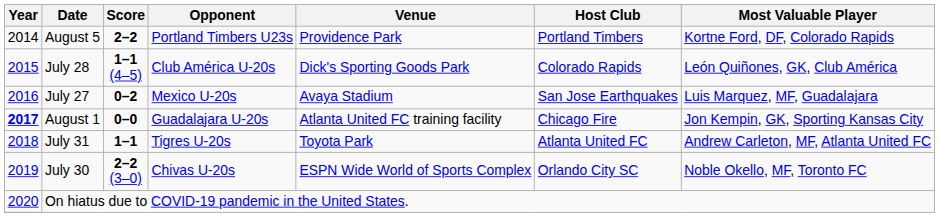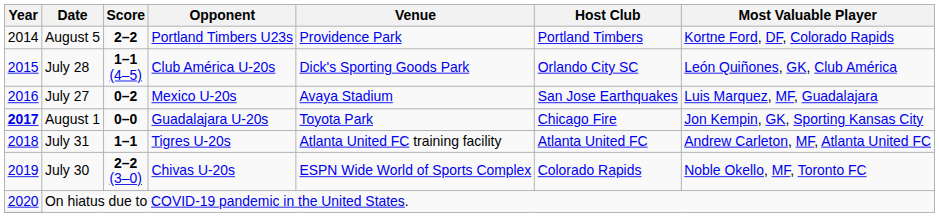(590, 67) Colorado Rapids -> (588, 67) Orlando City SC
(400, 119) Atlanta United FC training facility -> (336, 119) Toyota Park
(336, 141) Toyota Park -> (400, 141) Atlanta United FC training facility
(588, 171) Orlando City SC -> (590, 171) Colorado Rapids
